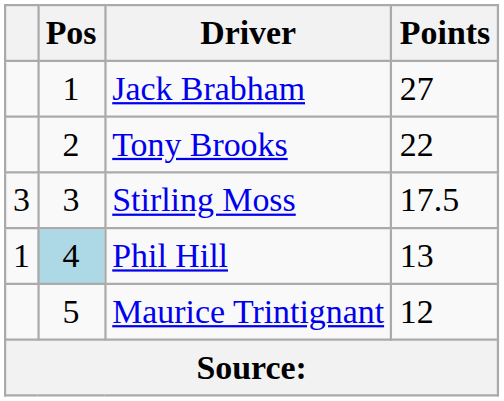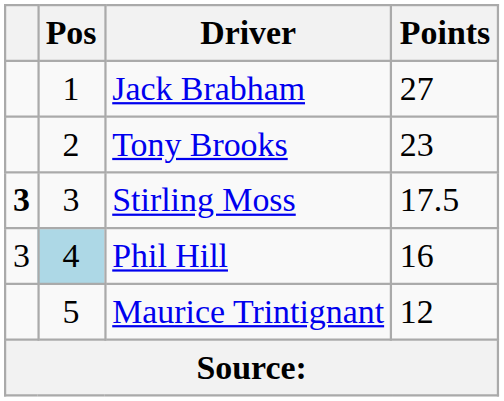(417, 144) 22 -> (417, 144) 23
(21, 200) normal -> (21, 200) bold
(21, 256) 1 -> (21, 256) 3
(417, 256) 13 -> (417, 256) 16
